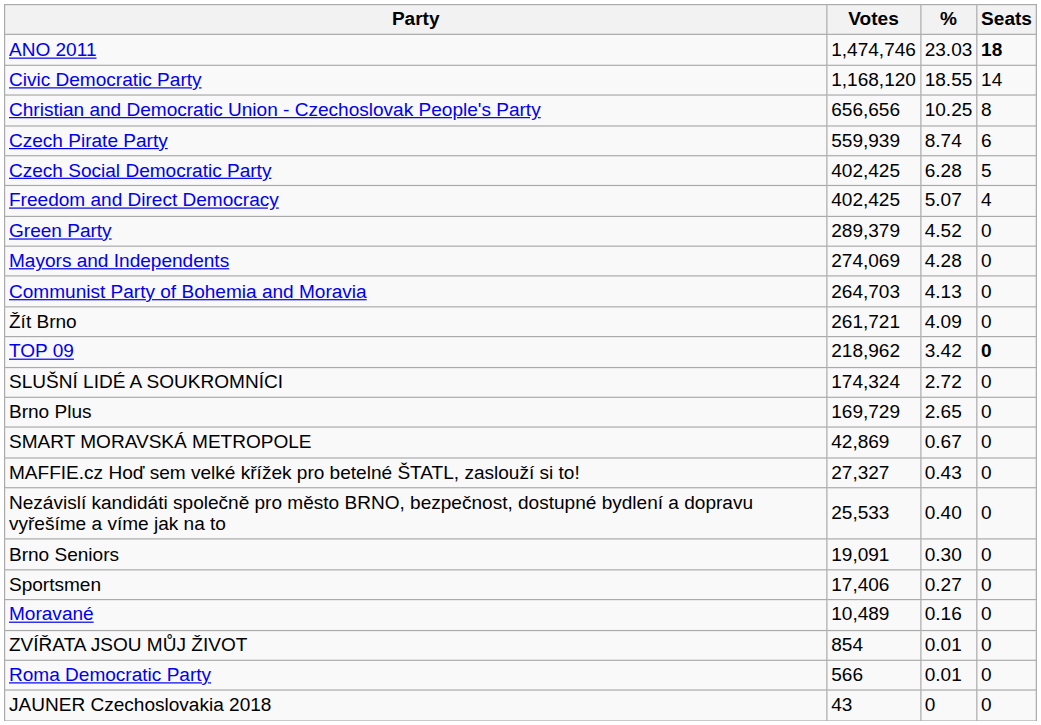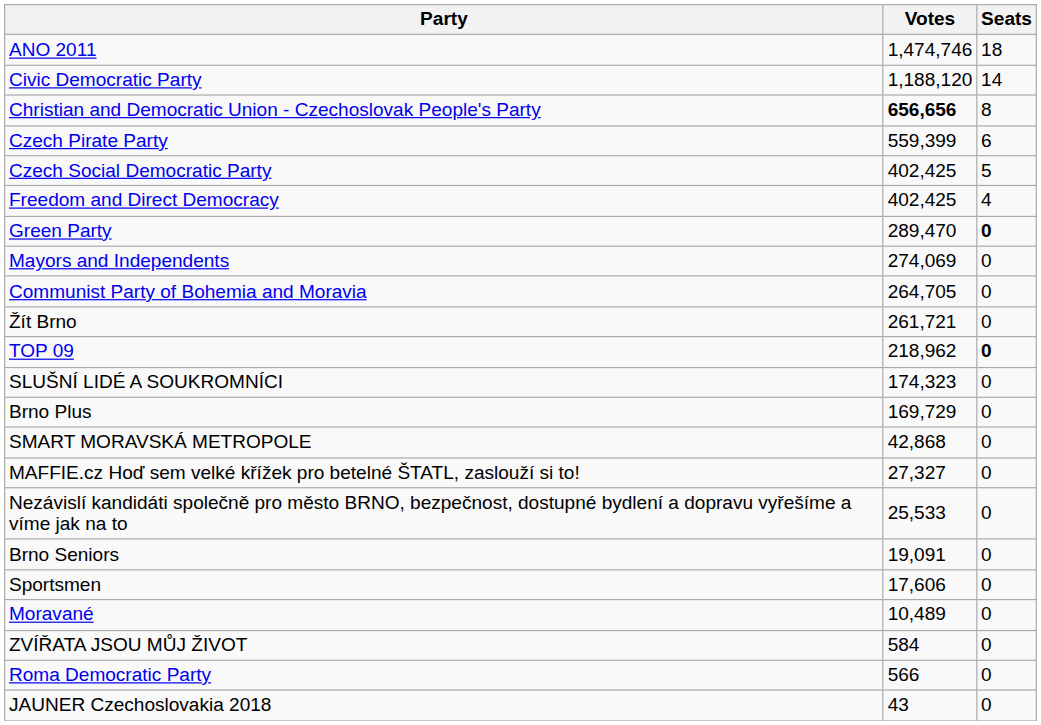- column: (949, 19)
(992, 49) bold -> (992, 49) normal
(874, 79) 1,168,120 -> (930, 79) 1,188,120
(866, 110) normal -> (922, 110) bold
(866, 140) 559,939 -> (922, 140) 559,399
(866, 230) 289,379 -> (922, 230) 289,470
(986, 230) normal -> (986, 230) bold
(866, 291) 264,703 -> (922, 291) 264,705
(866, 381) 174,324 -> (922, 381) 174,323
(860, 442) 42,869 -> (917, 442) 42,868
(860, 584) 17,406 -> (917, 584) 17,606
(847, 644) 854 -> (904, 644) 584
